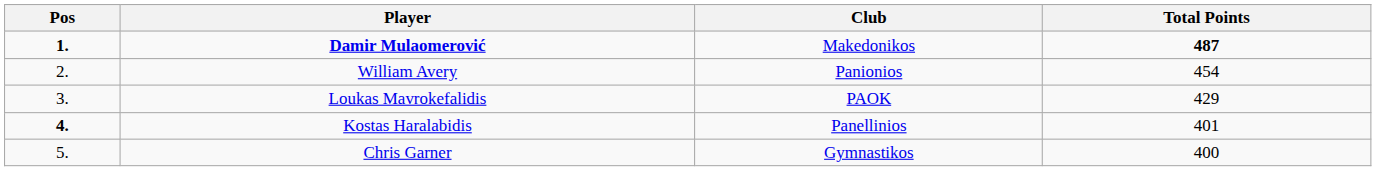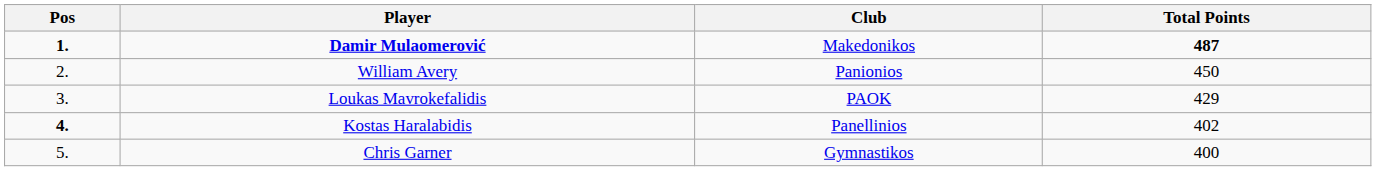(1207, 71) 454 -> (1207, 71) 450
(1207, 125) 401 -> (1207, 125) 402
